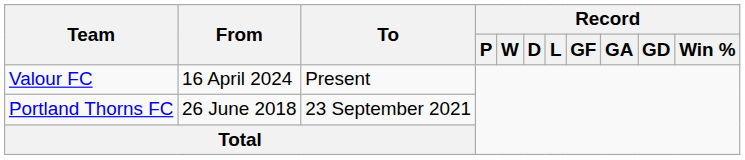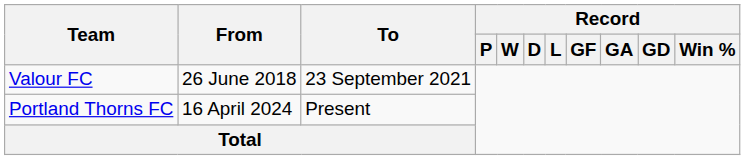(237, 79) 16 April 2024 -> (239, 79) 26 June 2018
(338, 79) Present -> (388, 79) 23 September 2021
(239, 109) 26 June 2018 -> (237, 109) 16 April 2024
(388, 109) 23 September 2021 -> (338, 109) Present
